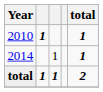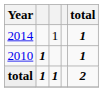rows swapped: (20, 35) <-> (20, 55)
